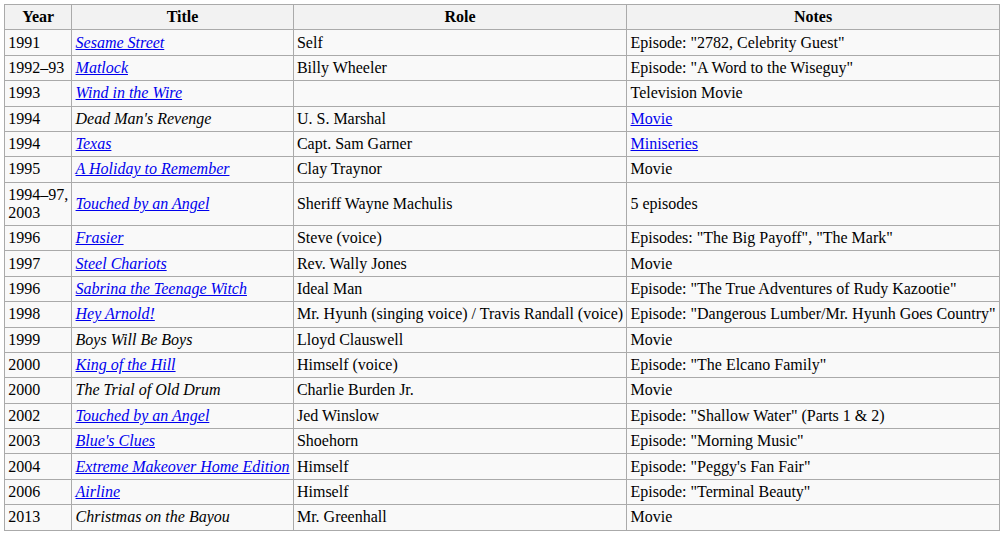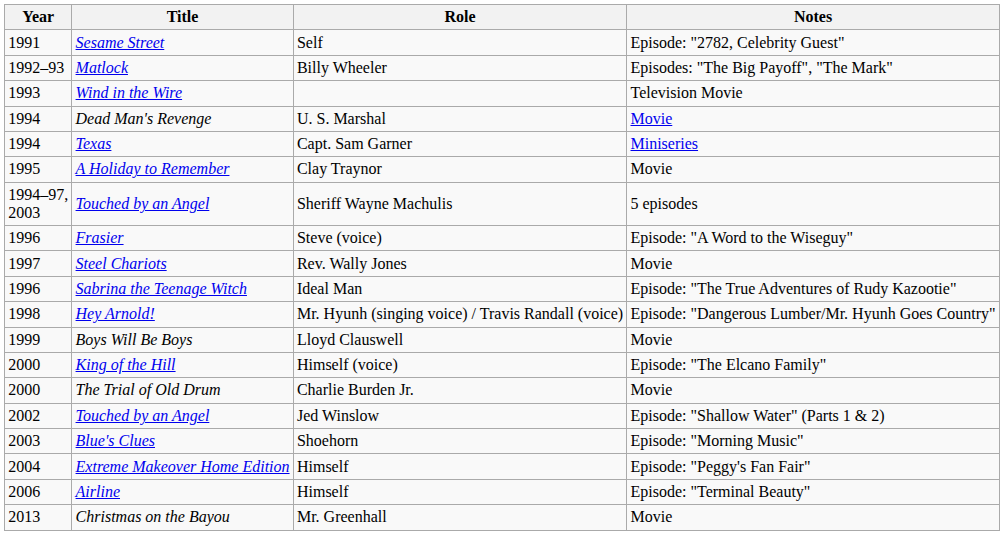(742, 67) Episode: "A Word to the Wiseguy" -> (762, 67) Episodes: "The Big Payoff", "The Mark"
(762, 238) Episodes: "The Big Payoff", "The Mark" -> (742, 238) Episode: "A Word to the Wiseguy"
